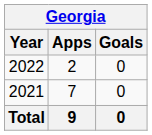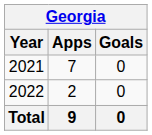rows swapped: (26, 92) <-> (26, 67)
